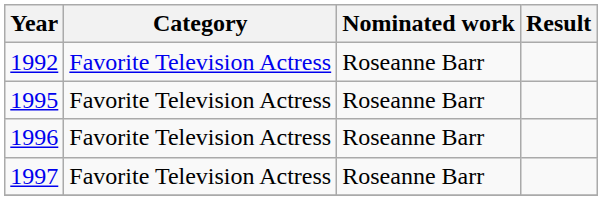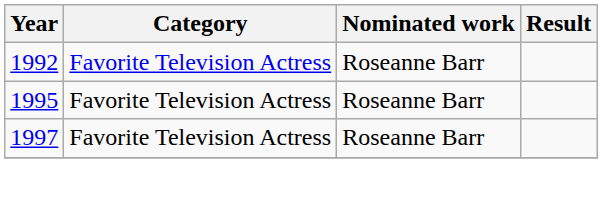- row: (34, 137)
